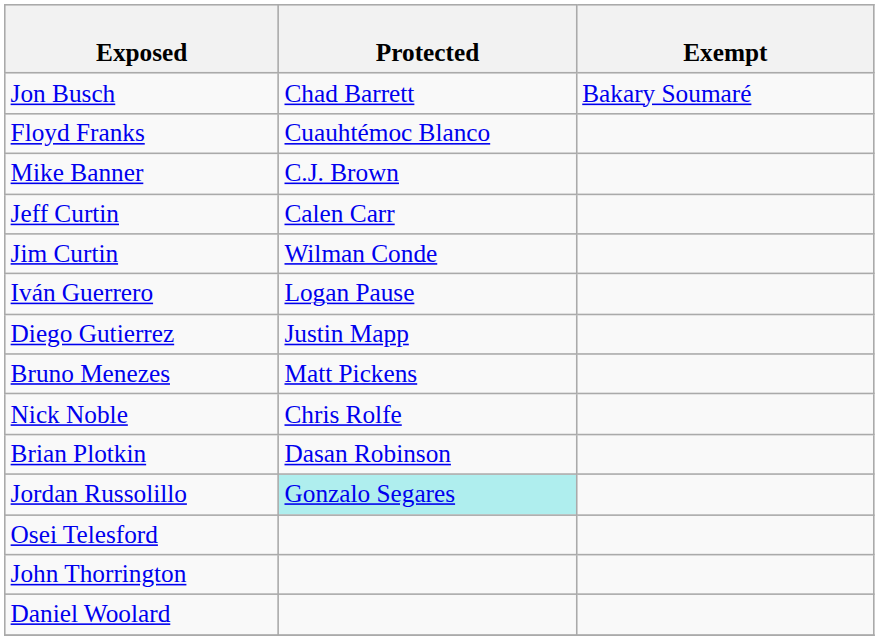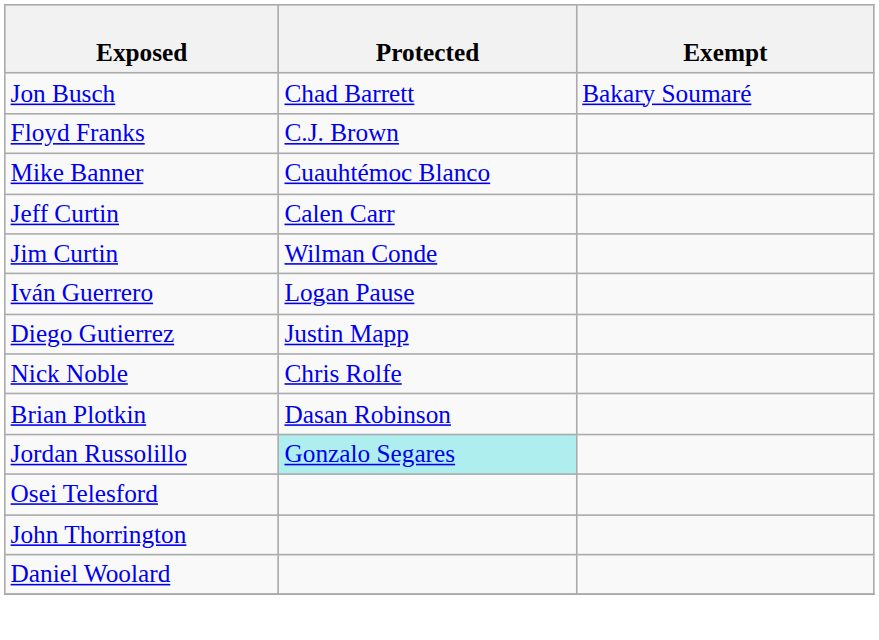(387, 133) Cuauhtémoc Blanco -> (342, 133) C.J. Brown
(342, 173) C.J. Brown -> (387, 173) Cuauhtémoc Blanco
- row: (90, 373)
